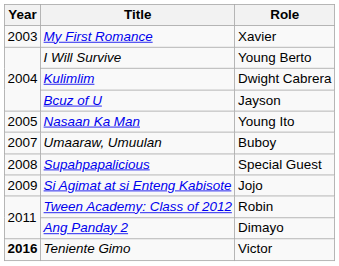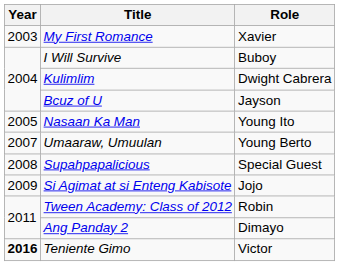(275, 57) Young Berto -> (257, 57) Buboy
(257, 143) Buboy -> (275, 143) Young Berto
